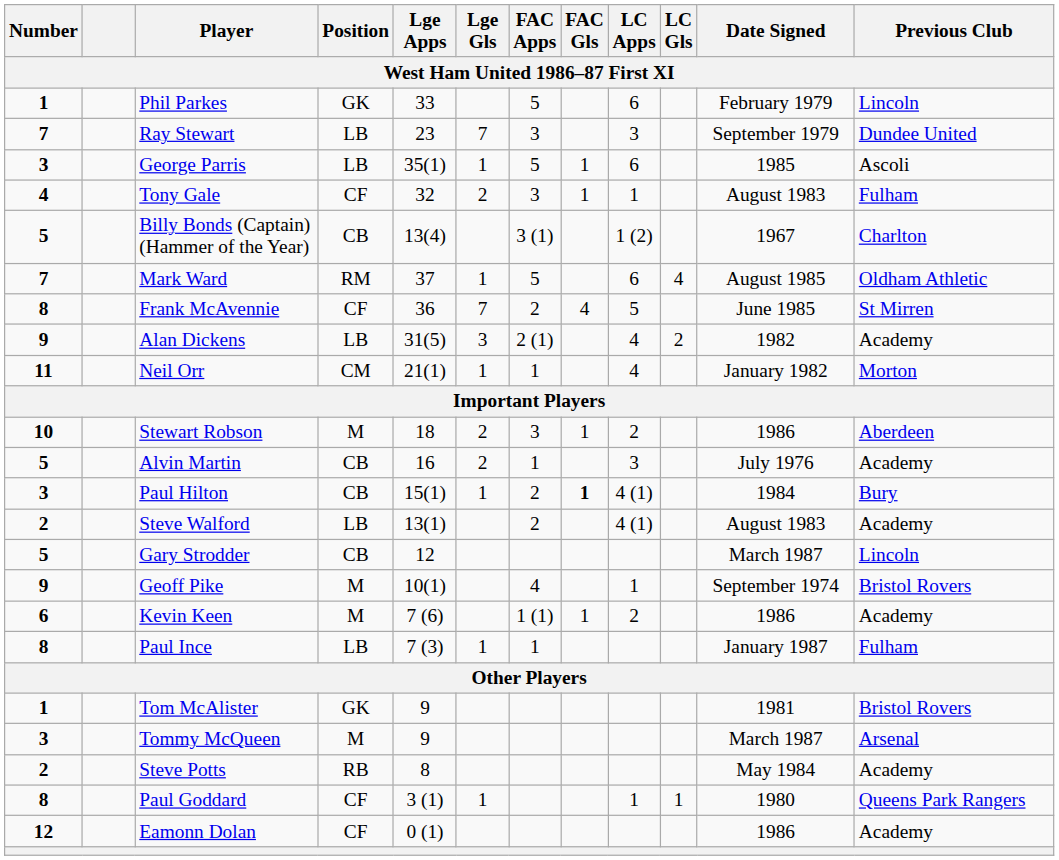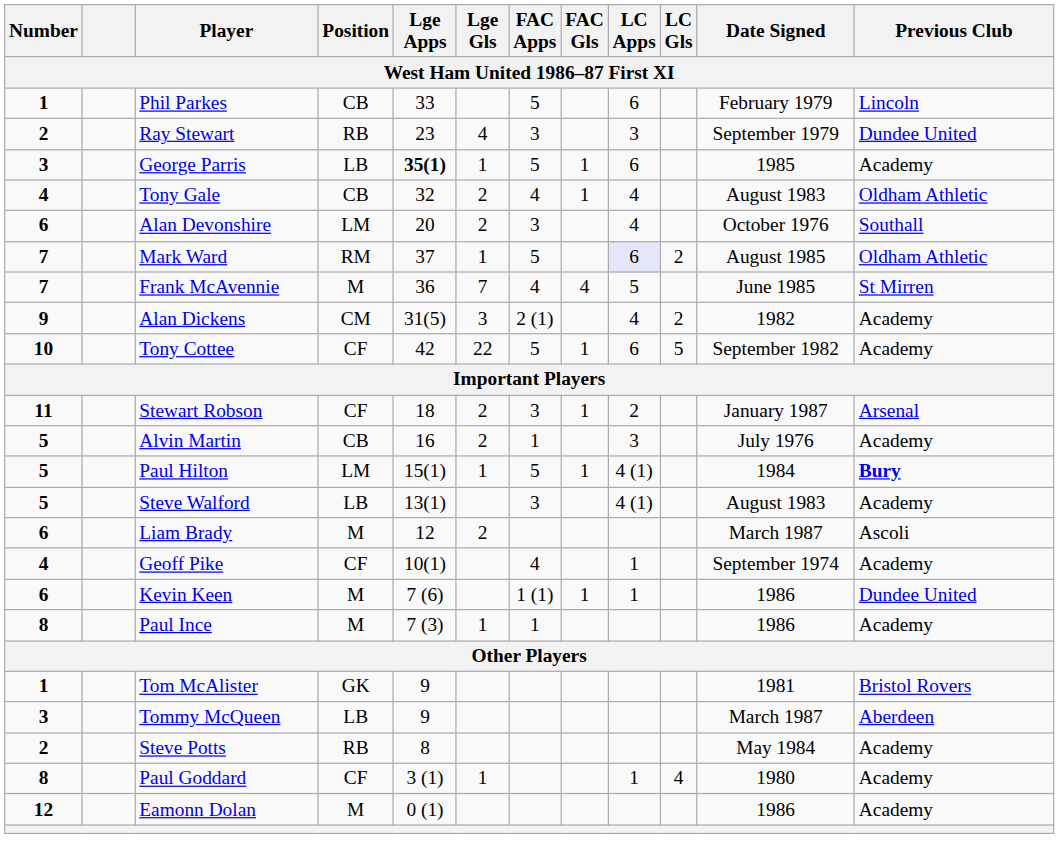(356, 103) GK -> (356, 103) CB
(43, 133) 7 -> (43, 133) 2
(356, 133) LB -> (356, 133) RB
(483, 133) 7 -> (483, 133) 4
(425, 164) normal -> (425, 164) bold
(884, 164) Ascoli -> (896, 164) Academy
(356, 195) CF -> (356, 195) CB
(535, 195) 3 -> (535, 195) 4
(634, 195) 1 -> (634, 195) 4
(888, 195) Fulham -> (923, 195) Oldham Athletic
- row: (225, 236)
+ row: (205, 225)
(634, 278) no background -> (634, 256) lavender background
(679, 278) 4 -> (679, 256) 2
(43, 309) 8 -> (43, 287) 7
(356, 309) CF -> (356, 287) M
(535, 309) 2 -> (535, 287) 4
(356, 339) LB -> (356, 317) CM
+ row: (187, 348)
- row: (172, 370)
(43, 431) 10 -> (43, 410) 11
(356, 431) M -> (356, 410) CF
(776, 431) 1986 -> (776, 410) January 1987
(896, 431) Aberdeen -> (889, 410) Arsenal
(43, 493) 3 -> (43, 471) 5
(356, 493) CB -> (356, 471) LM
(535, 493) 2 -> (535, 471) 5
(584, 493) bold -> (584, 471) normal
(878, 493) normal -> (880, 471) bold
(43, 523) 2 -> (43, 502) 5
(535, 523) 2 -> (535, 502) 3
+ row: (186, 532)
- row: (194, 554)
(43, 585) 9 -> (43, 563) 4
(356, 585) M -> (356, 563) CF
(915, 585) Bristol Rovers -> (896, 563) Academy
(634, 616) 2 -> (634, 594) 1
(896, 616) Academy -> (918, 594) Dundee United
(356, 646) LB -> (356, 625) M
(776, 646) January 1987 -> (776, 625) 1986
(888, 646) Fulham -> (896, 625) Academy
(356, 738) M -> (356, 717) LB
(889, 738) Arsenal -> (896, 717) Aberdeen
(679, 800) 1 -> (679, 778) 4
(942, 800) Queens Park Rangers -> (896, 778) Academy
(356, 831) CF -> (356, 809) M
